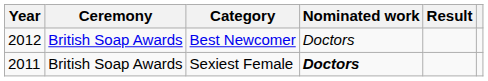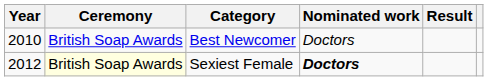(25, 40) 2012 -> (25, 40) 2010
(24, 64) 2011 -> (25, 64) 2012
(115, 64) no background -> (115, 64) lightyellow background
